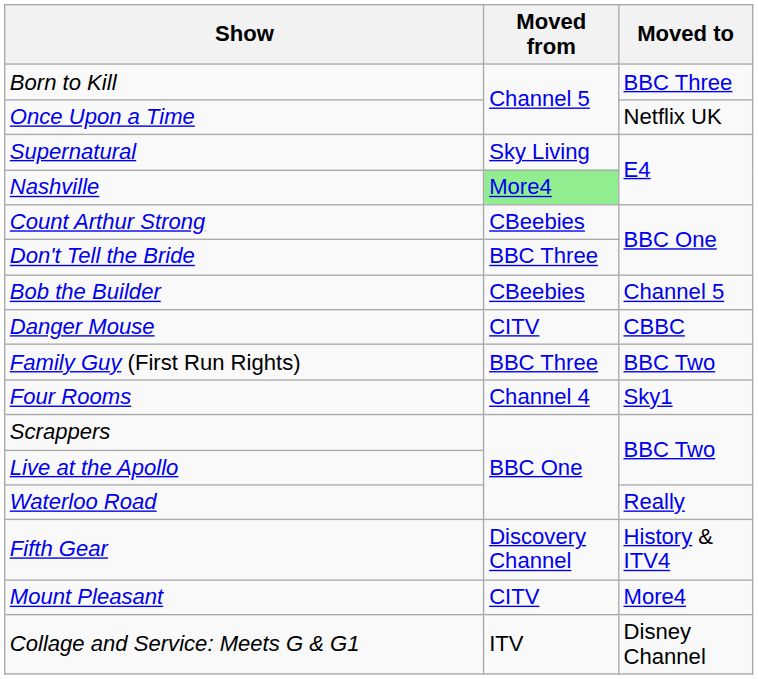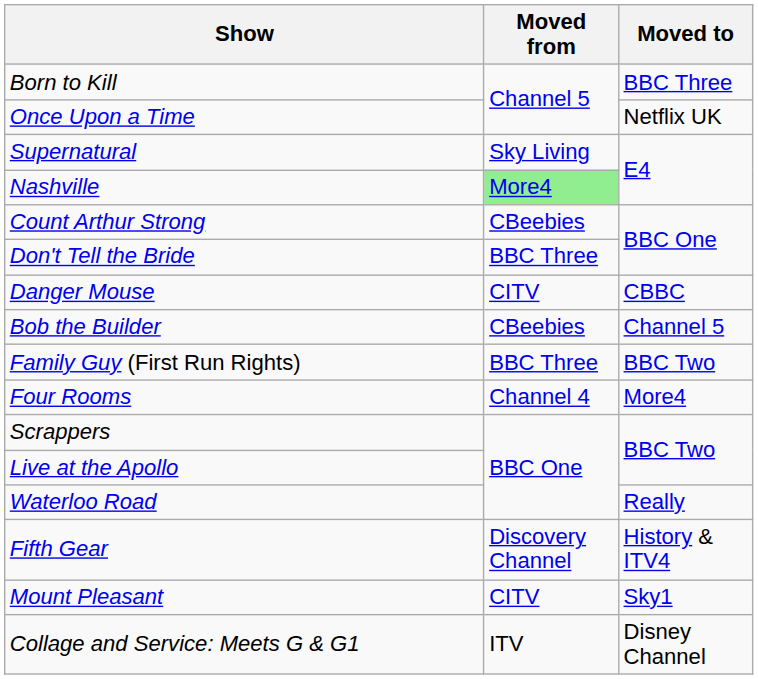rows swapped: (85, 291) <-> (82, 326)
(648, 397) Sky1 -> (655, 397) More4
(655, 596) More4 -> (648, 596) Sky1
